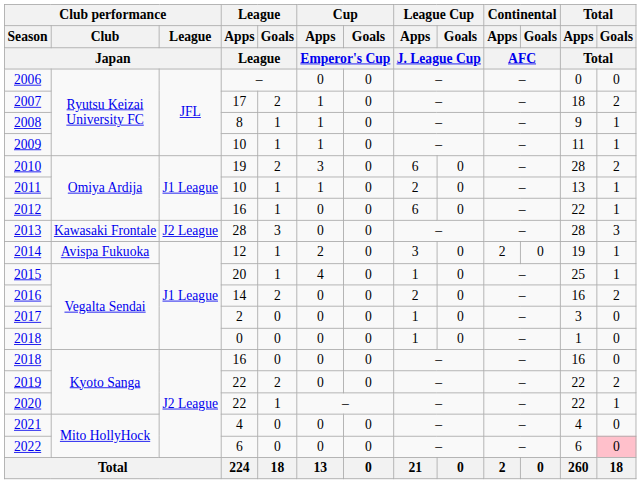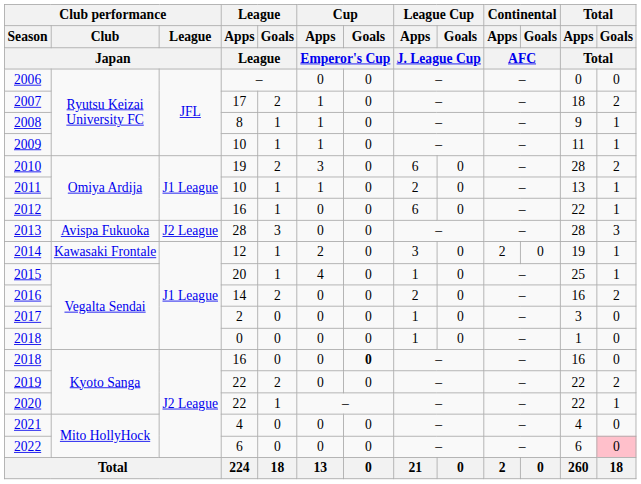(105, 230) Kawasaki Frontale -> (105, 230) Avispa Fukuoka
(105, 252) Avispa Fukuoka -> (105, 252) Kawasaki Frontale
(368, 360) normal -> (368, 360) bold
